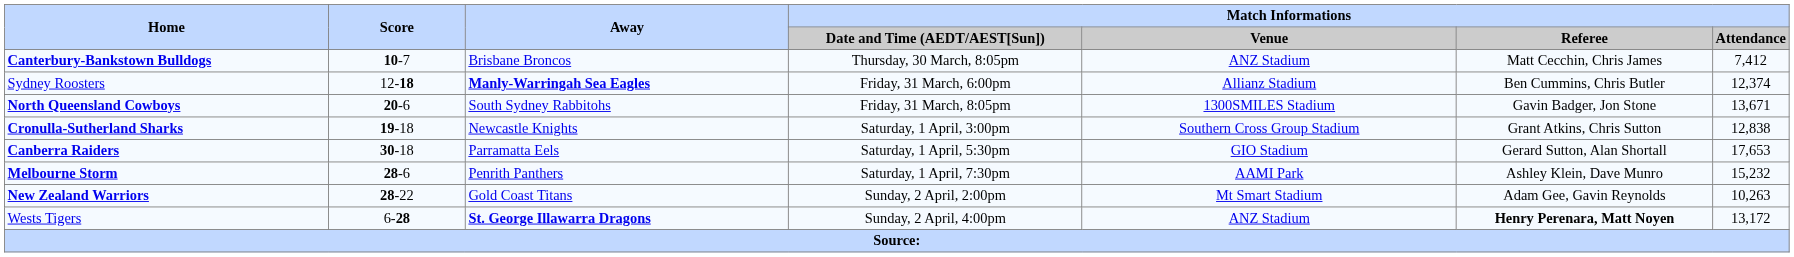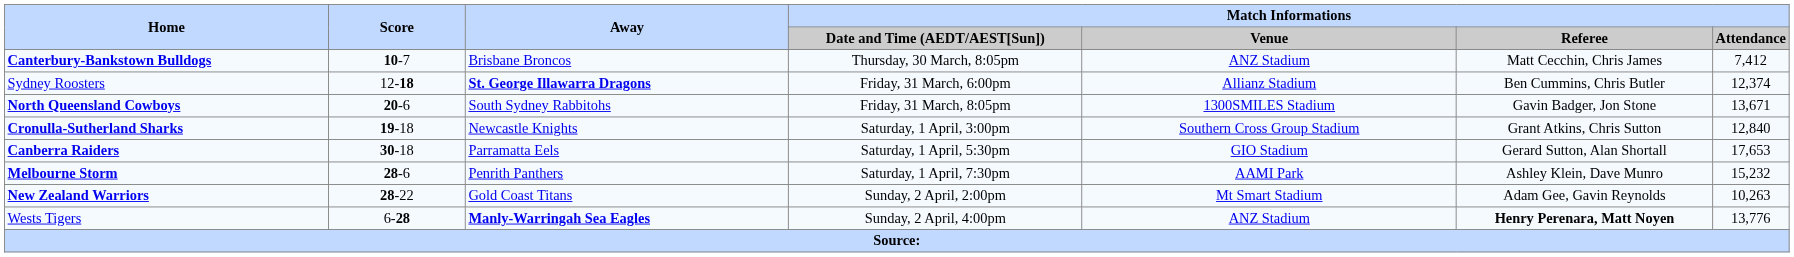(559, 83) Manly-Warringah Sea Eagles -> (560, 83) St. George Illawarra Dragons
(1751, 128) 12,838 -> (1751, 128) 12,840
(560, 218) St. George Illawarra Dragons -> (559, 218) Manly-Warringah Sea Eagles
(1751, 218) 13,172 -> (1751, 218) 13,776
